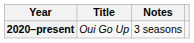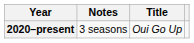columns swapped: (104, 12) <-> (158, 12)
